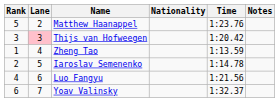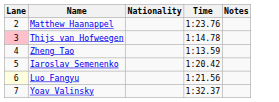- column: (16, 11)
(227, 38) 1:20.42 -> (203, 38) 1:14.78
(227, 64) 1:14.78 -> (203, 64) 1:20.42
(40, 78) no background -> (16, 78) lightyellow background
